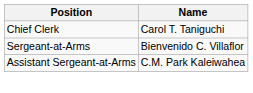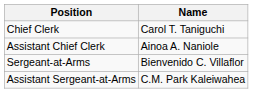+ row: (56, 46)
